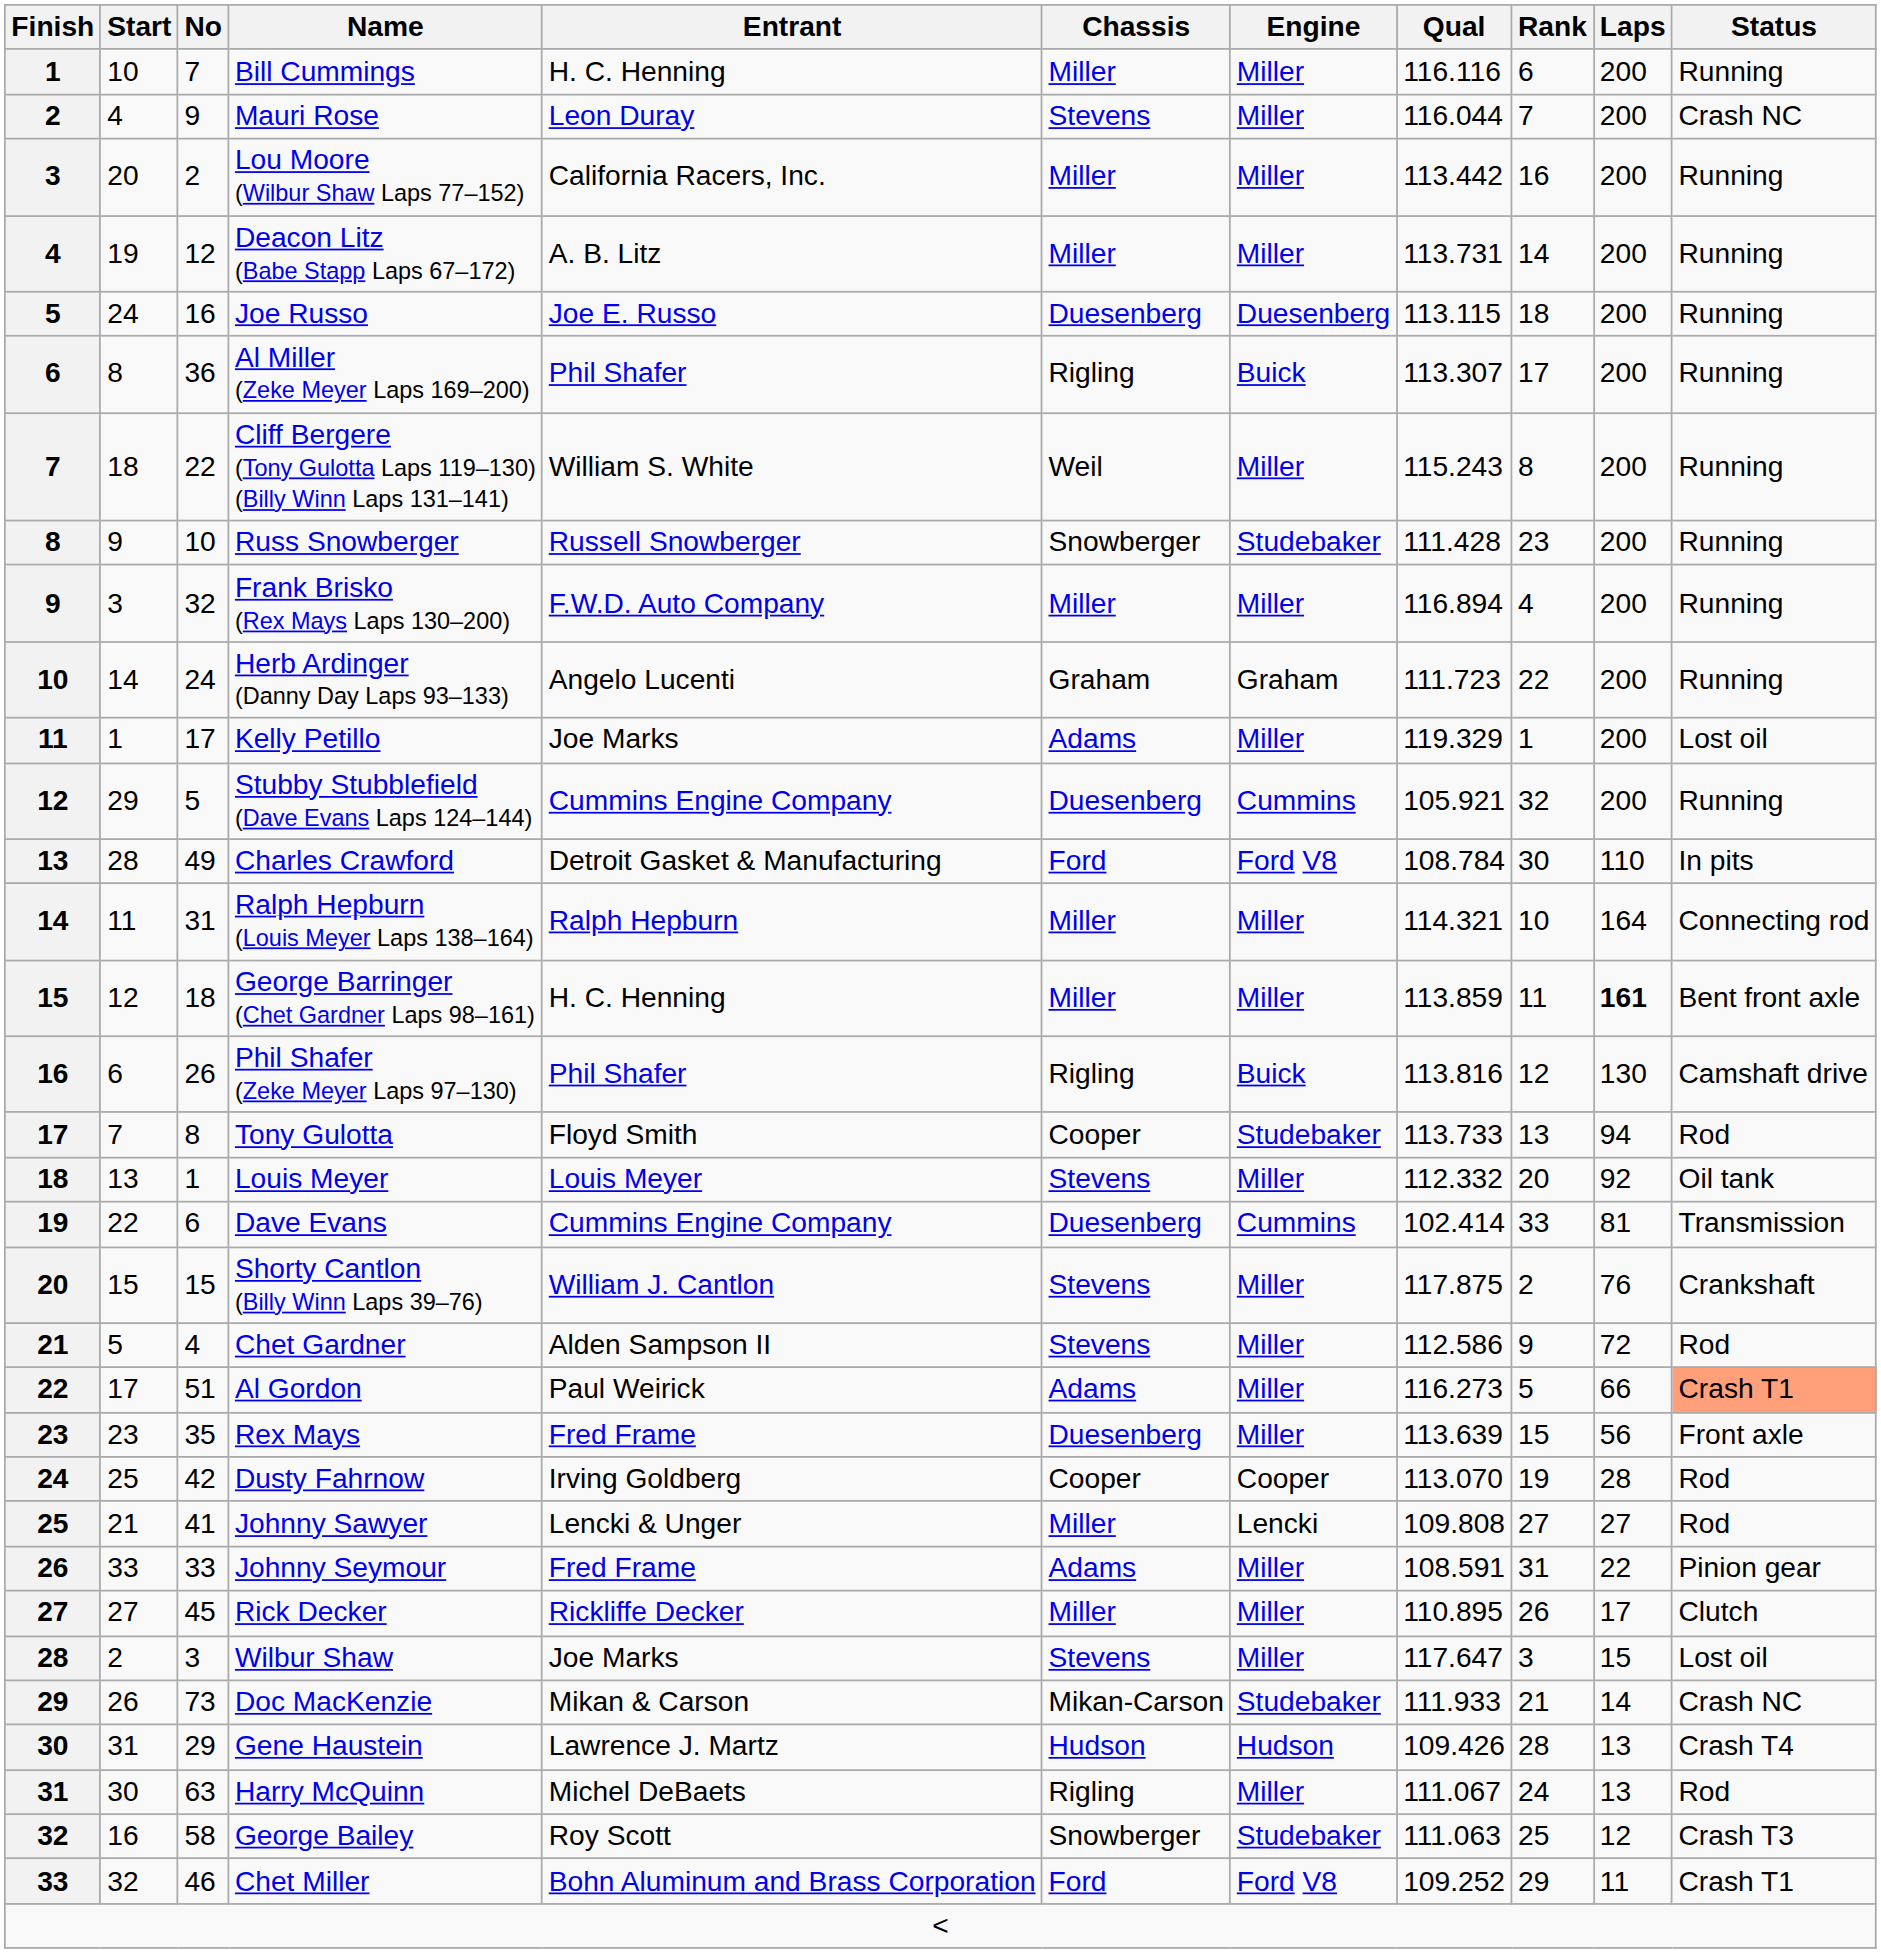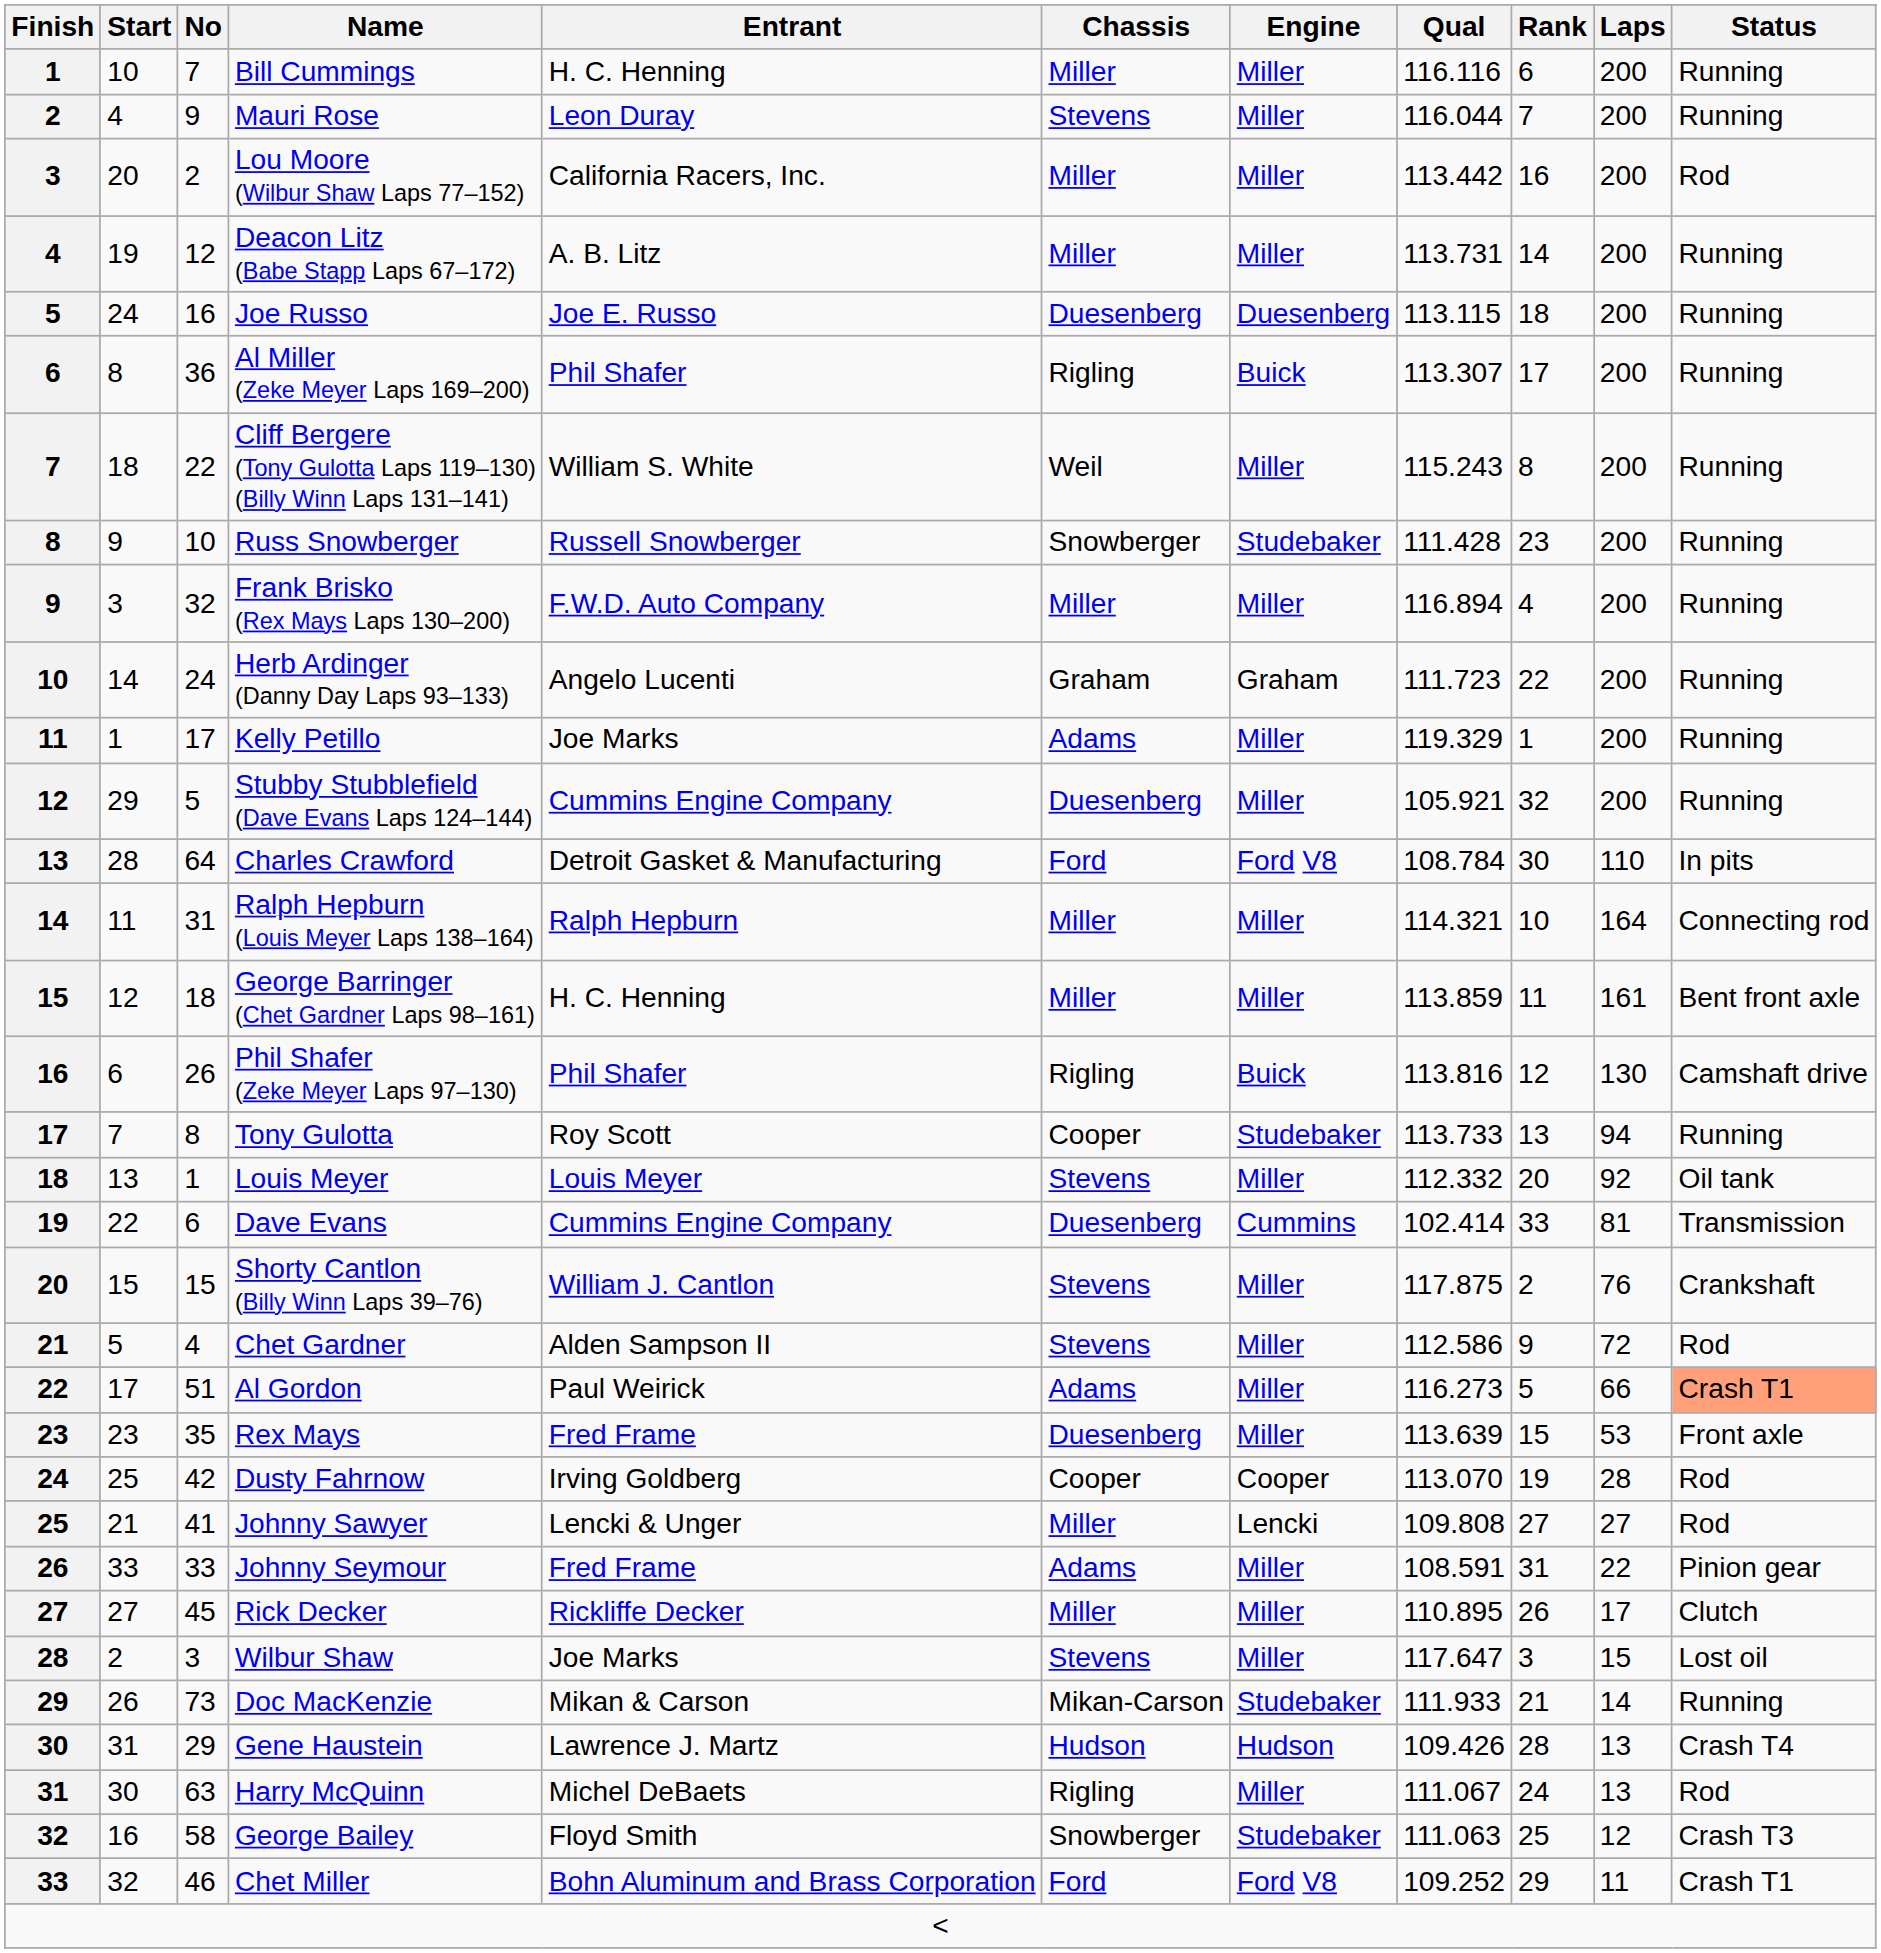(1740, 116) Crash NC -> (1731, 116) Running
(1731, 176) Running -> (1704, 176) Rod
(1723, 739) Lost oil -> (1731, 739) Running
(1296, 800) Cummins -> (1270, 800) Miller
(200, 860) 49 -> (200, 860) 64
(1623, 997) bold -> (1623, 997) normal
(623, 1134) Floyd Smith -> (610, 1134) Roy Scott
(1704, 1134) Rod -> (1731, 1134) Running
(1615, 1434) 56 -> (1615, 1434) 53
(1740, 1702) Crash NC -> (1731, 1702) Running
(610, 1836) Roy Scott -> (623, 1836) Floyd Smith
